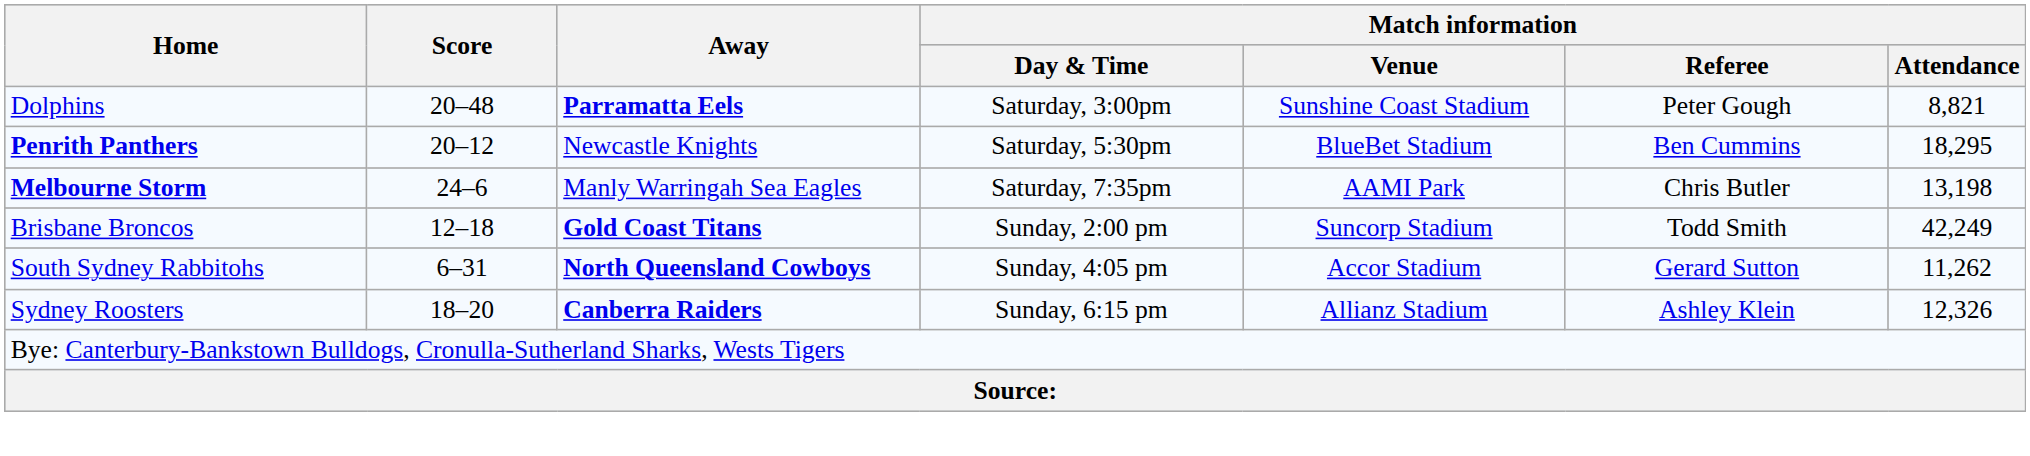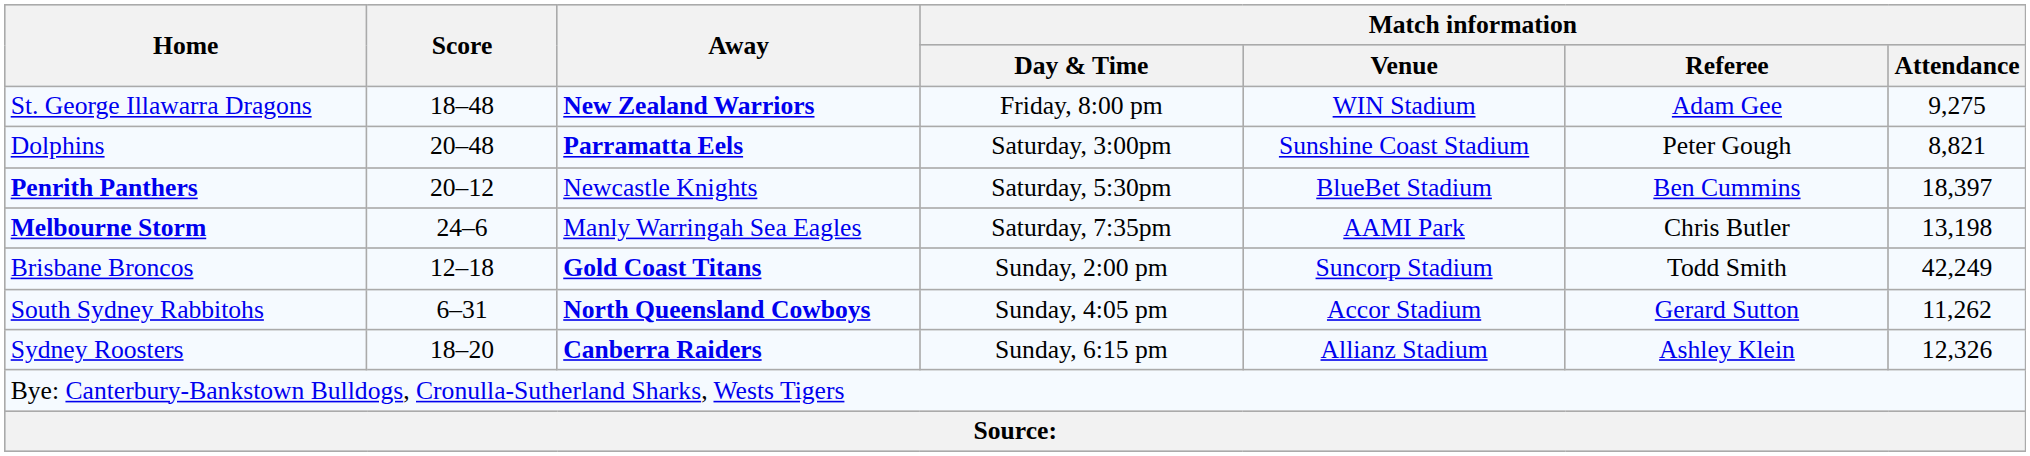+ row: (161, 106)
(1957, 146) 18,295 -> (1957, 187) 18,397
